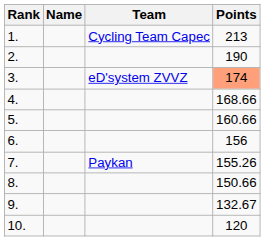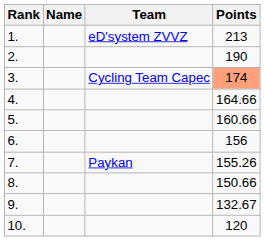(149, 36) Cycling Team Capec -> (138, 36) eD'system ZVVZ
(138, 78) eD'system ZVVZ -> (149, 78) Cycling Team Capec
(236, 99) 168.66 -> (236, 99) 164.66
